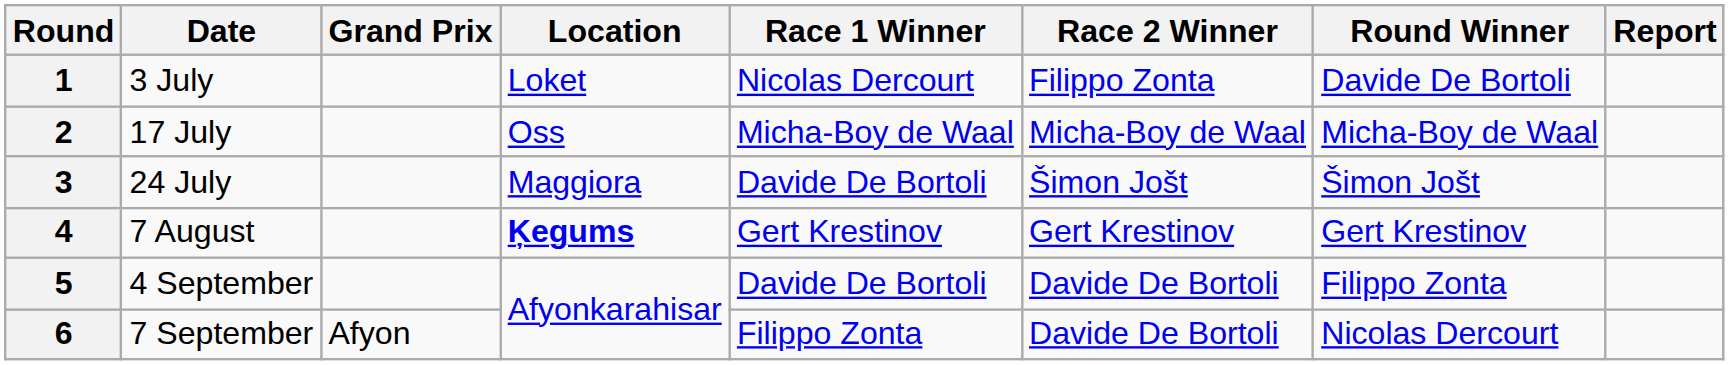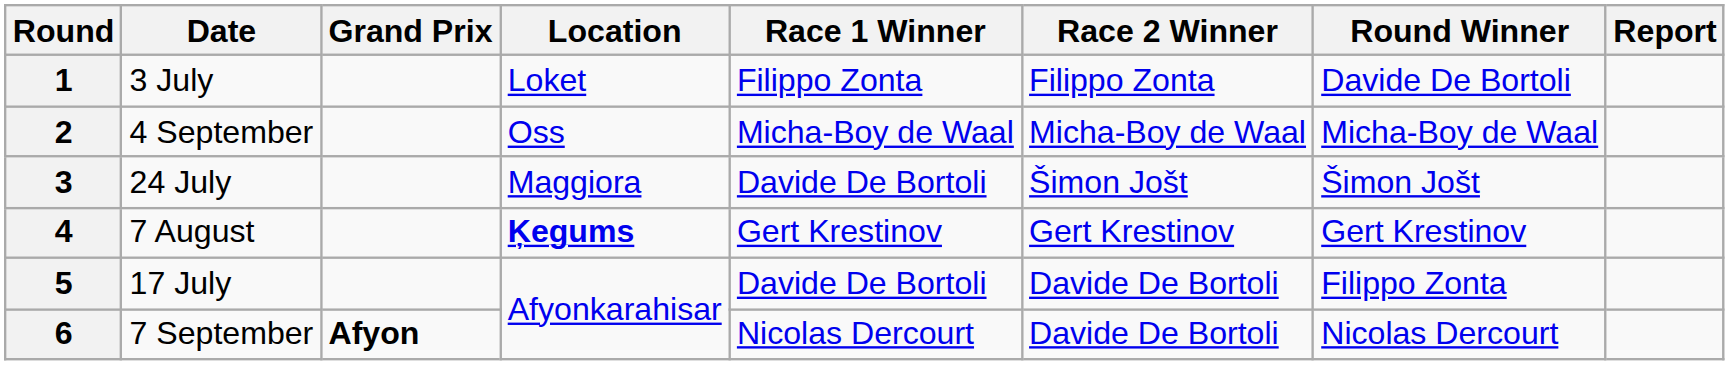(855, 81) Nicolas Dercourt -> (830, 81) Filippo Zonta
(180, 131) 17 July -> (221, 131) 4 September
(221, 283) 4 September -> (180, 283) 17 July
(369, 334) normal -> (374, 334) bold
(830, 334) Filippo Zonta -> (855, 334) Nicolas Dercourt
